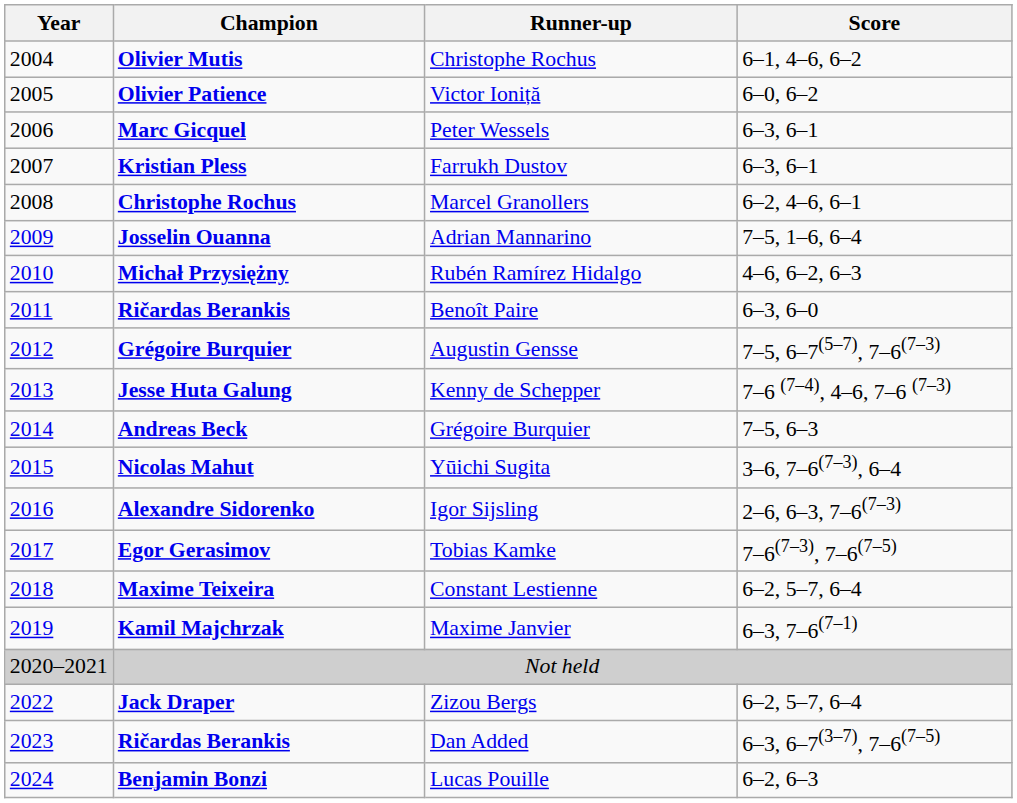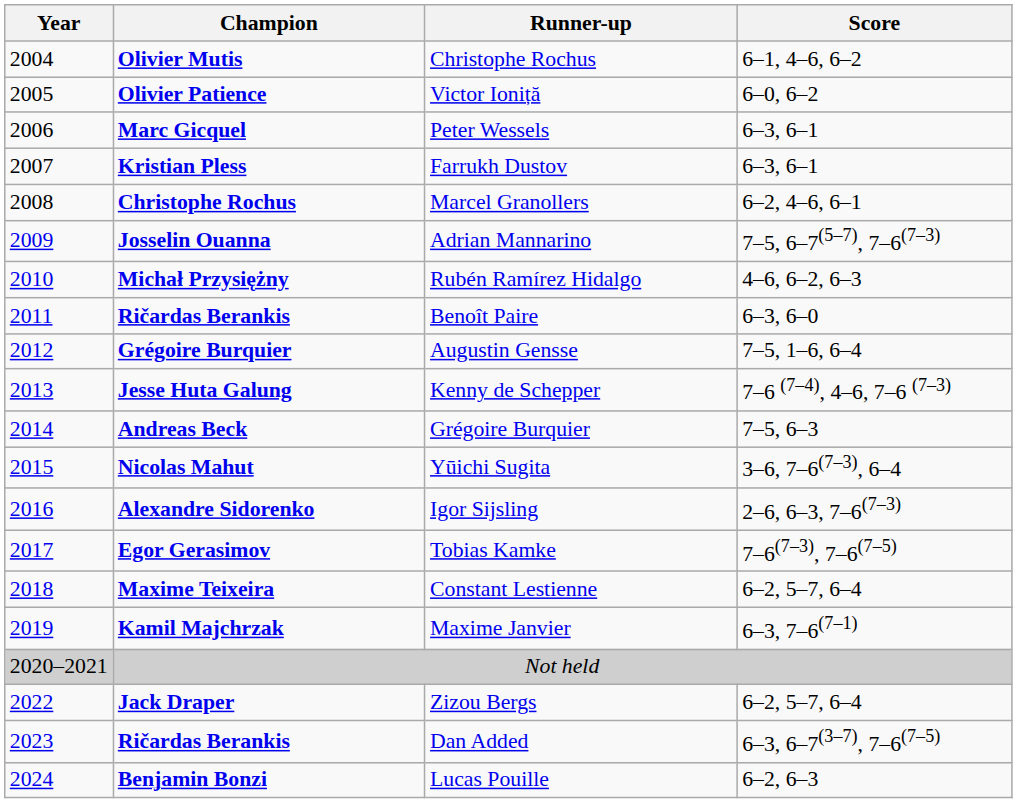(802, 237) 7–5, 1–6, 6–4 -> (841, 240) 7–5, 6–7(5–7), 7–6(7–3)
(841, 348) 7–5, 6–7(5–7), 7–6(7–3) -> (802, 351) 7–5, 1–6, 6–4
